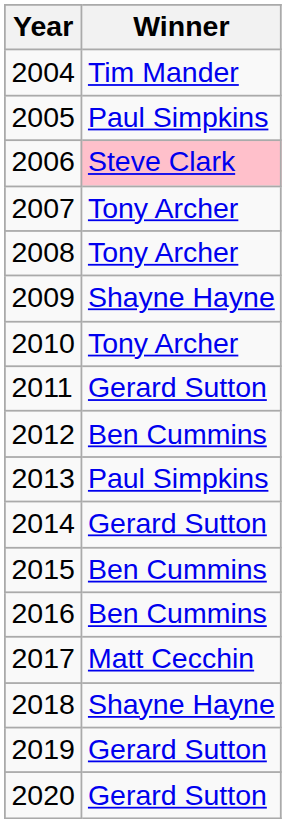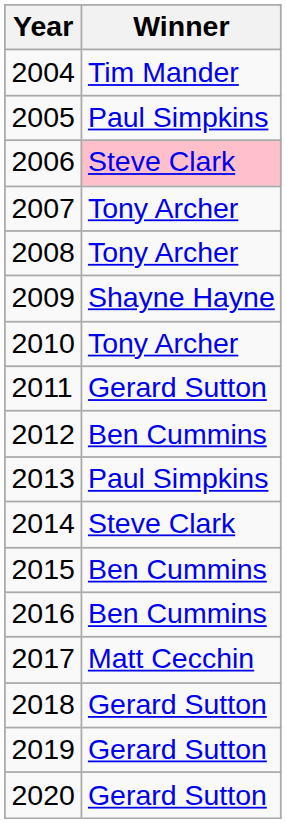(177, 523) Gerard Sutton -> (162, 523) Steve Clark
(181, 704) Shayne Hayne -> (177, 704) Gerard Sutton
